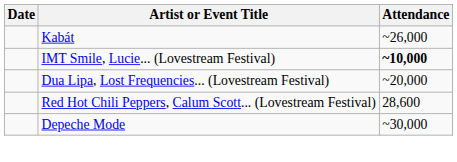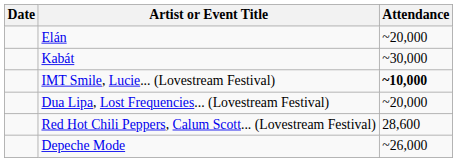+ row: (54, 37)
(405, 37) ~26,000 -> (405, 59) ~30,000
(405, 124) ~30,000 -> (405, 146) ~26,000
